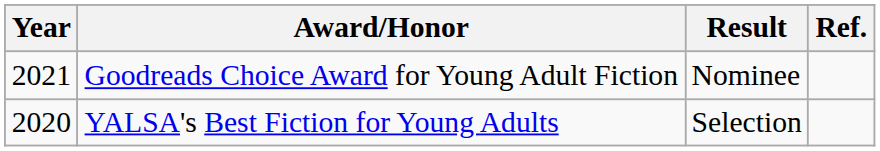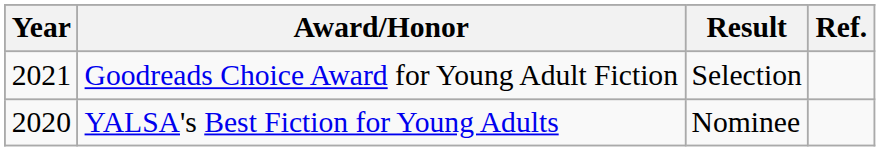(746, 74) Nominee -> (747, 74) Selection
(747, 121) Selection -> (746, 121) Nominee
